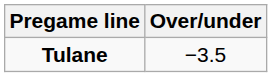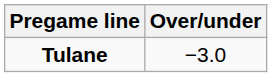(206, 54) −3.5 -> (206, 54) −3.0
